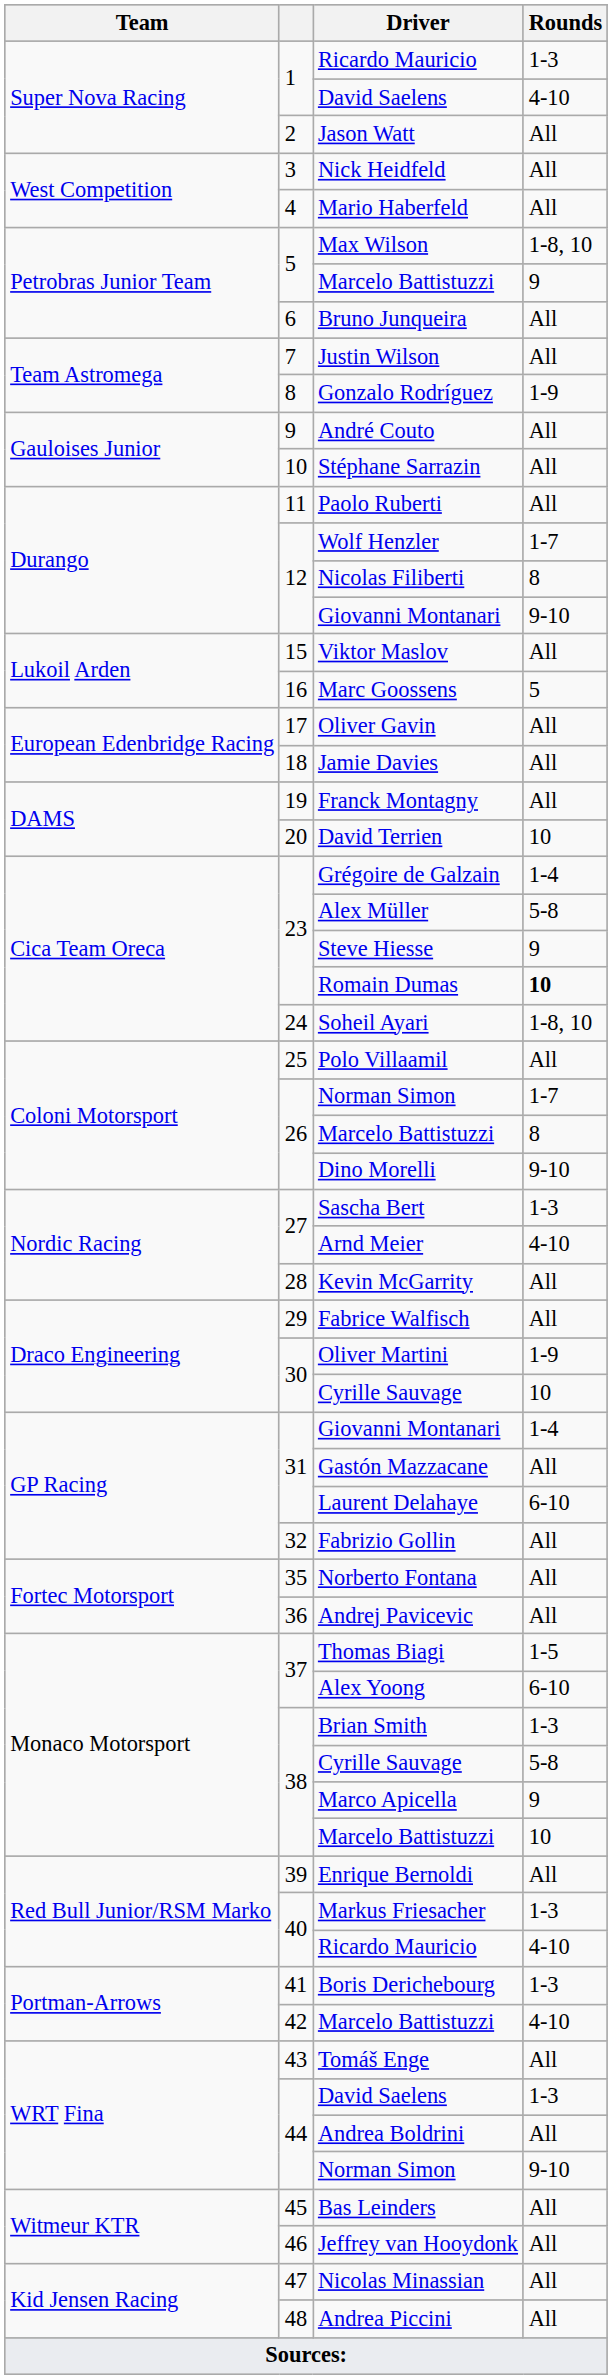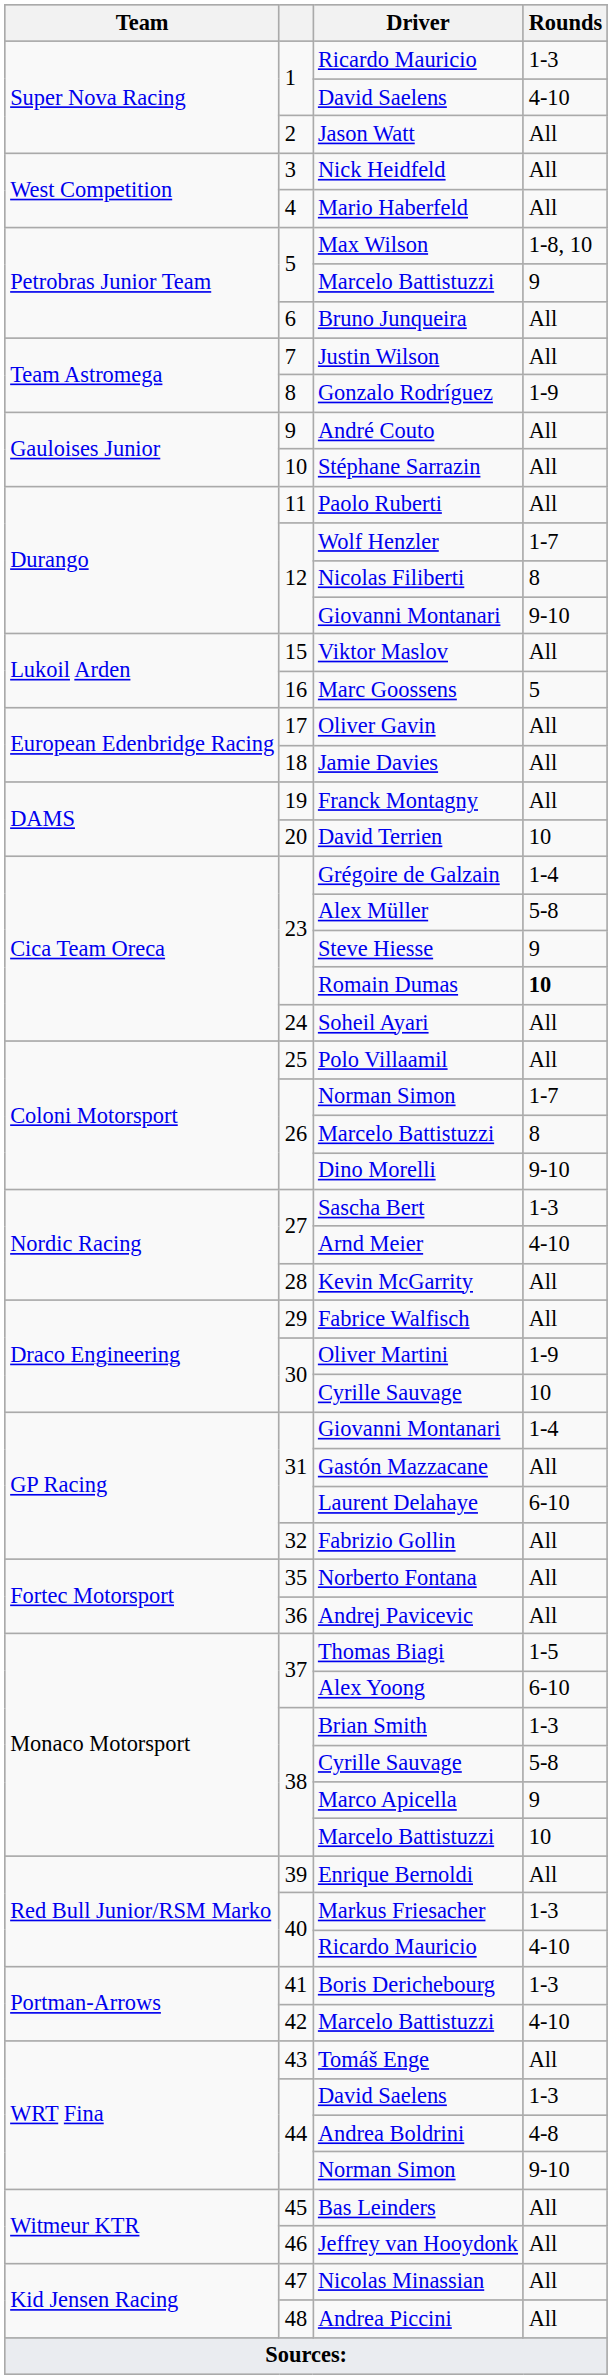(560, 1022) 1-8, 10 -> (543, 1022) All
(543, 2132) All -> (544, 2132) 4-8
